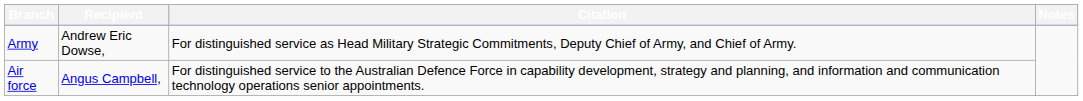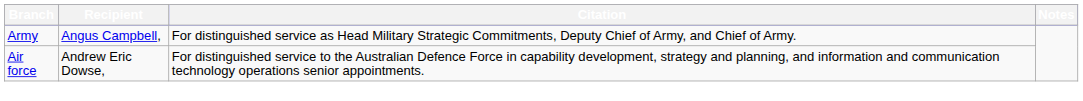(97, 43) Andrew Eric Dowse, -> (111, 36) Angus Campbell,
(111, 78) Angus Campbell, -> (97, 64) Andrew Eric Dowse,
